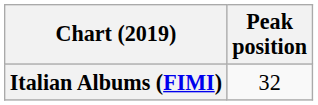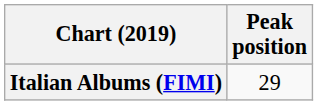(270, 81) 32 -> (270, 81) 29
